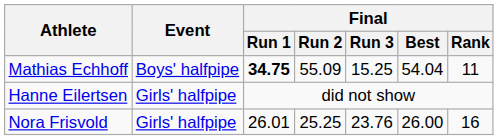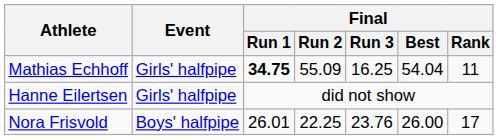(187, 69) Boys' halfpipe -> (186, 69) Girls' halfpipe
(372, 69) 15.25 -> (372, 69) 16.25
(186, 122) Girls' halfpipe -> (187, 122) Boys' halfpipe
(320, 122) 25.25 -> (320, 122) 22.25
(470, 122) 16 -> (470, 122) 17
